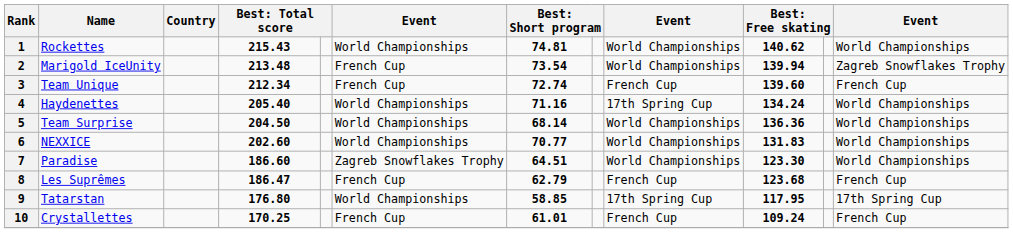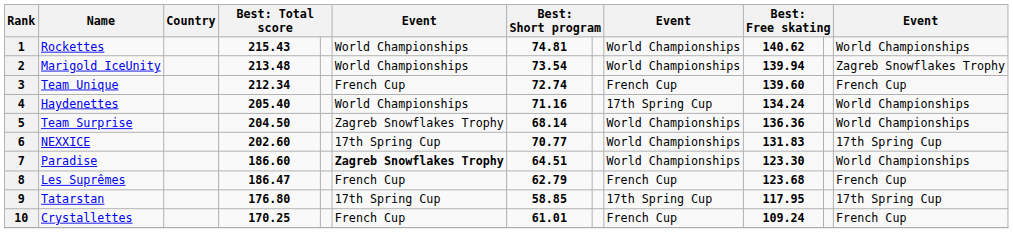(370, 66) French Cup -> (402, 66) World Championships
(402, 123) World Championships -> (419, 123) Zagreb Snowflakes Trophy
(402, 142) World Championships -> (388, 142) 17th Spring Cup
(903, 142) World Championships -> (889, 142) 17th Spring Cup
(419, 161) normal -> (419, 161) bold
(402, 199) World Championships -> (388, 199) 17th Spring Cup
